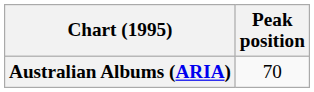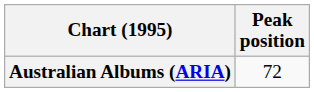(272, 71) 70 -> (272, 71) 72
